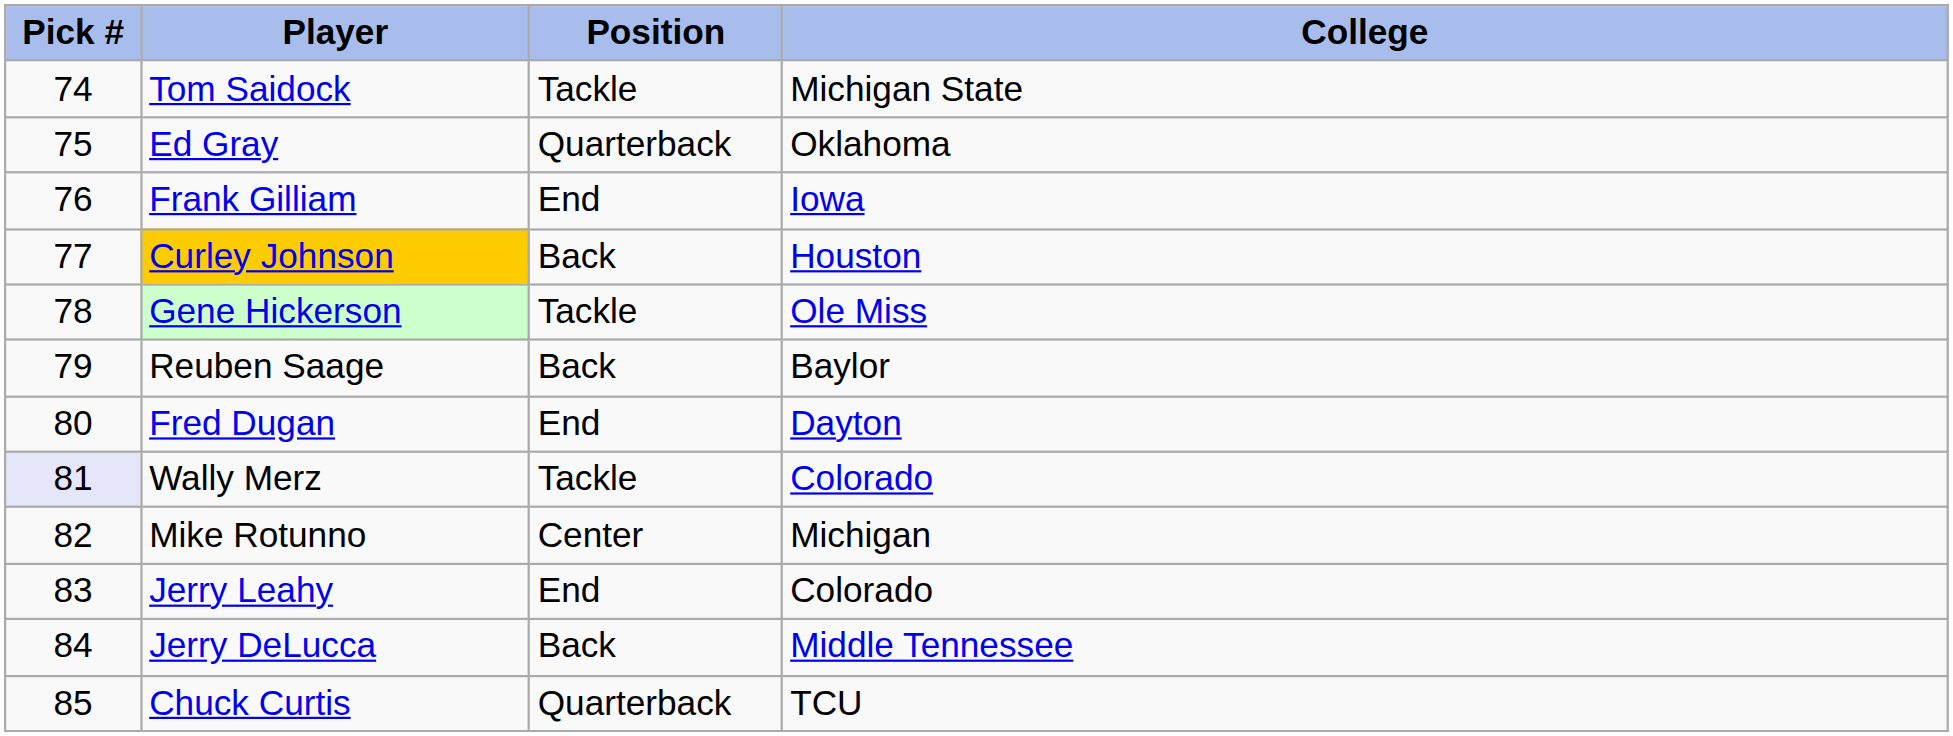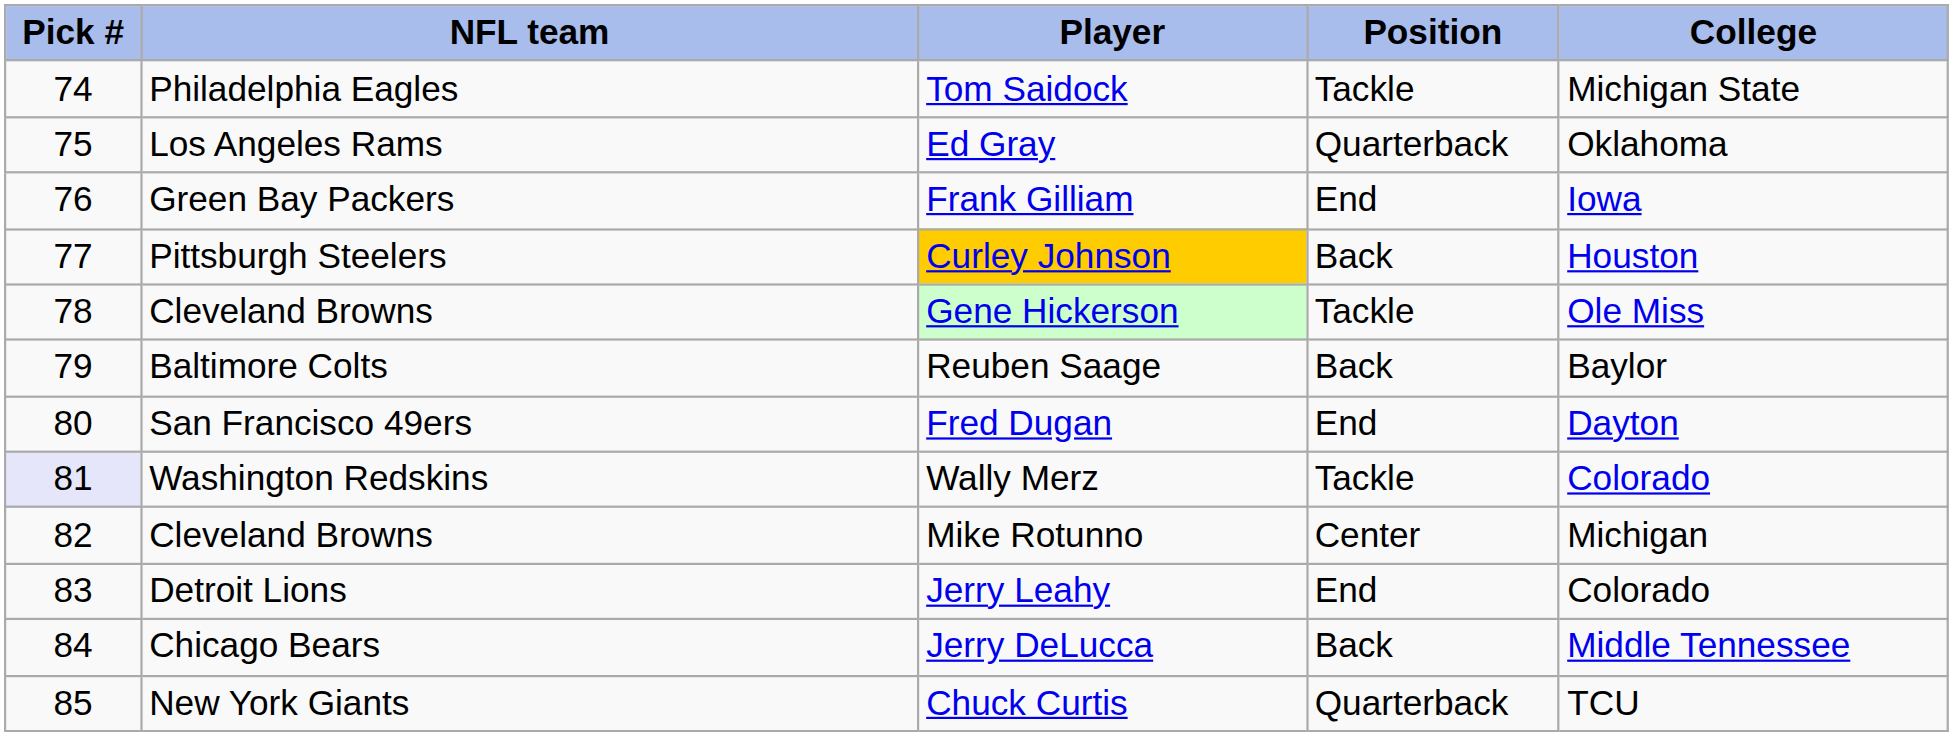+ column: (530, 32)
